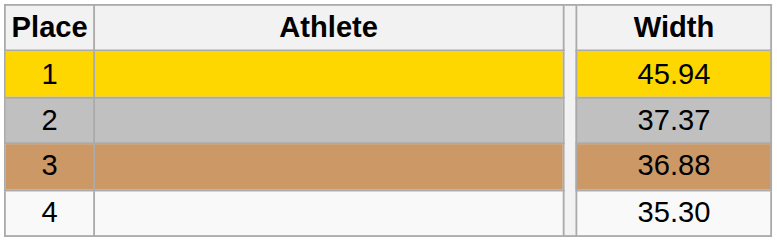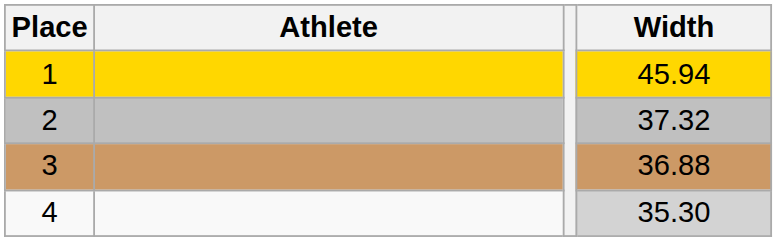(674, 119) 37.37 -> (674, 119) 37.32
(674, 212) no background -> (674, 212) lightgrey background
